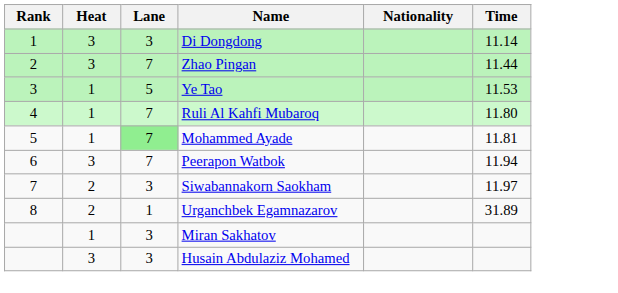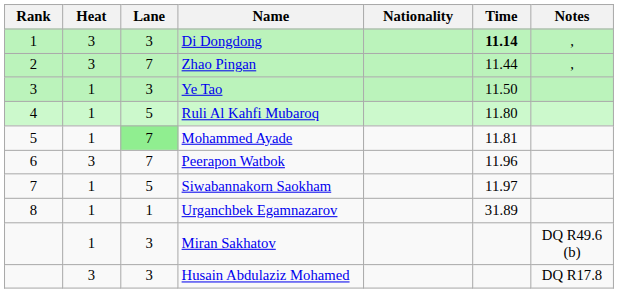+ column: (572, 17)
(501, 41) normal -> (501, 41) bold
(149, 89) 5 -> (149, 89) 3
(501, 89) 11.53 -> (501, 89) 11.50
(149, 113) 7 -> (149, 113) 5
(501, 162) 11.94 -> (501, 162) 11.96
(91, 186) 2 -> (91, 186) 1
(149, 186) 3 -> (149, 186) 5
(91, 210) 2 -> (91, 210) 1
